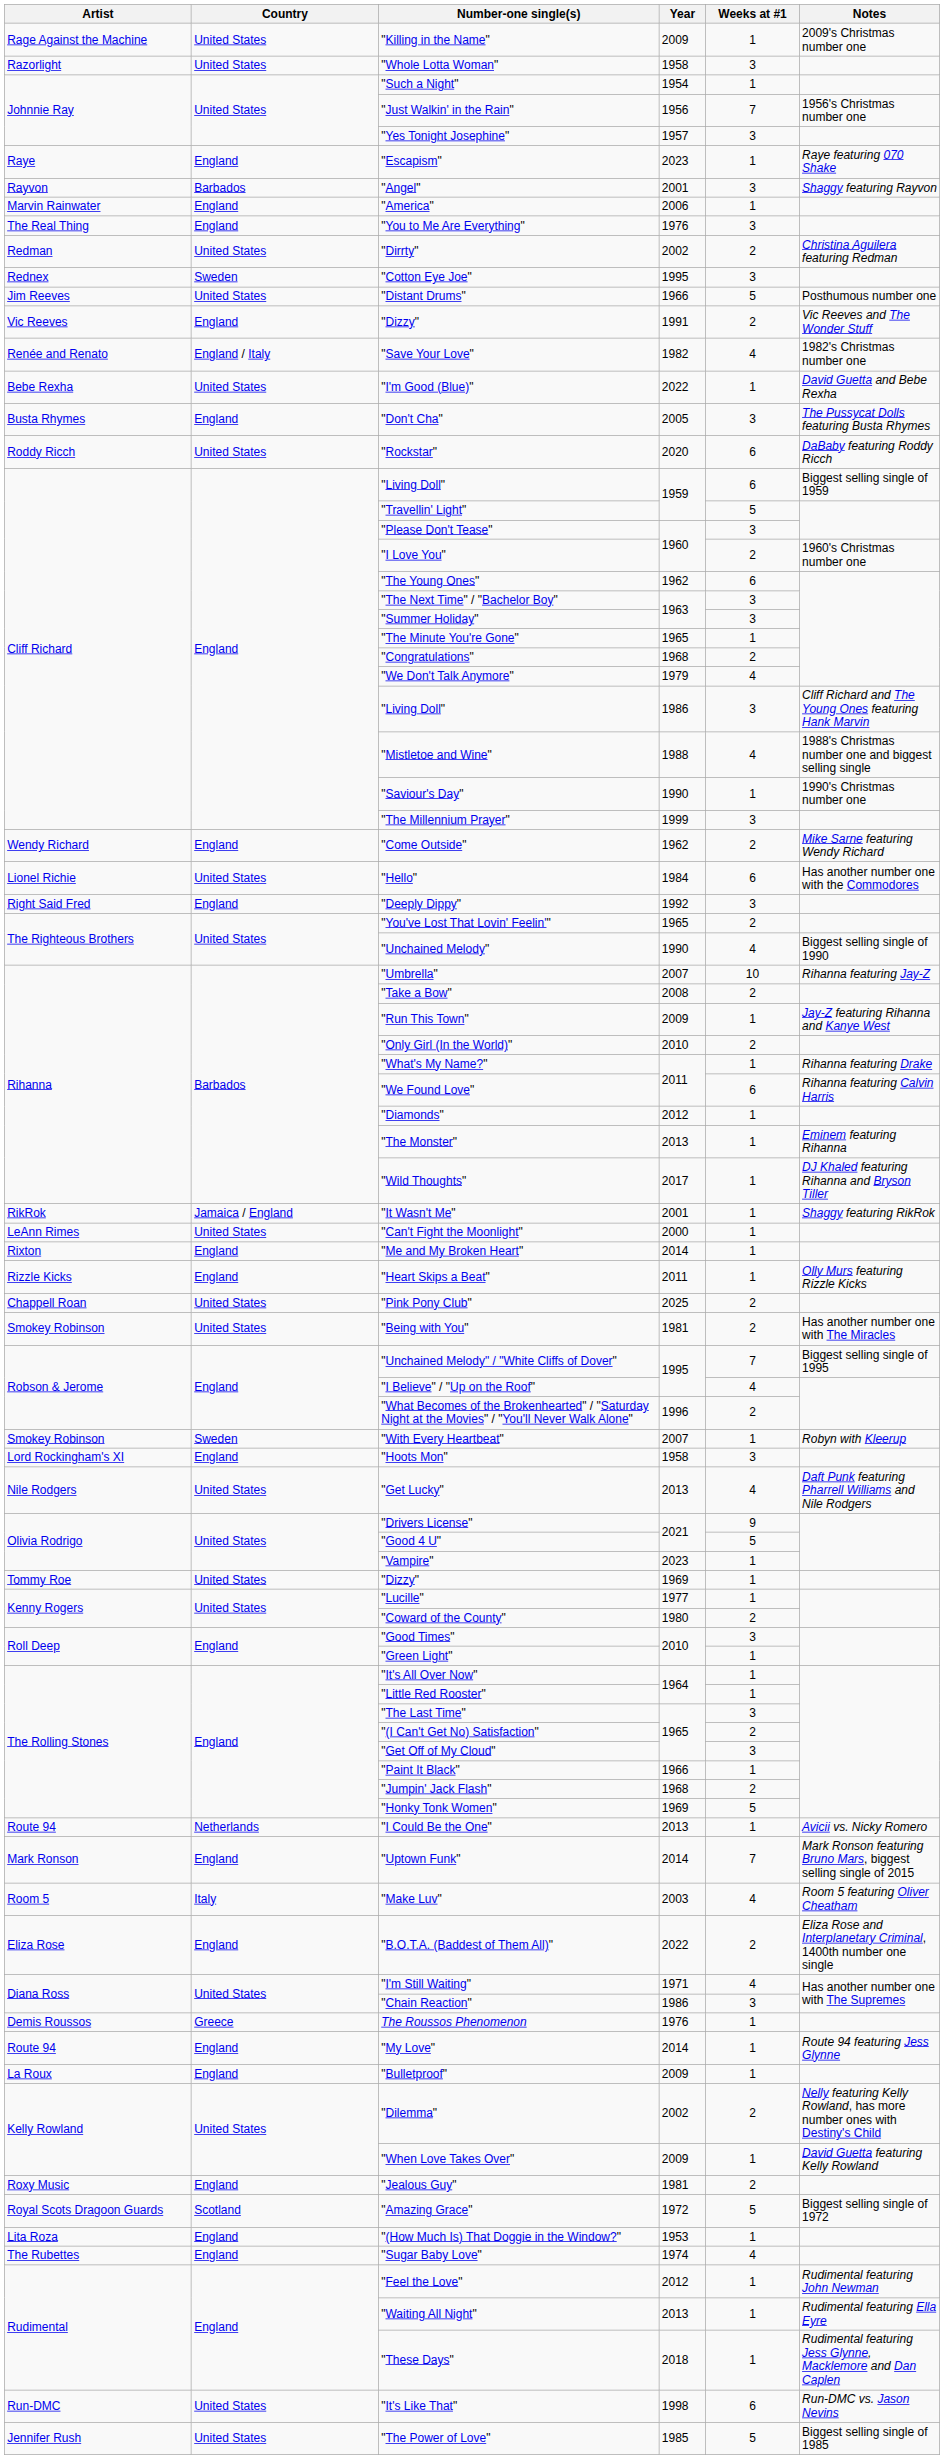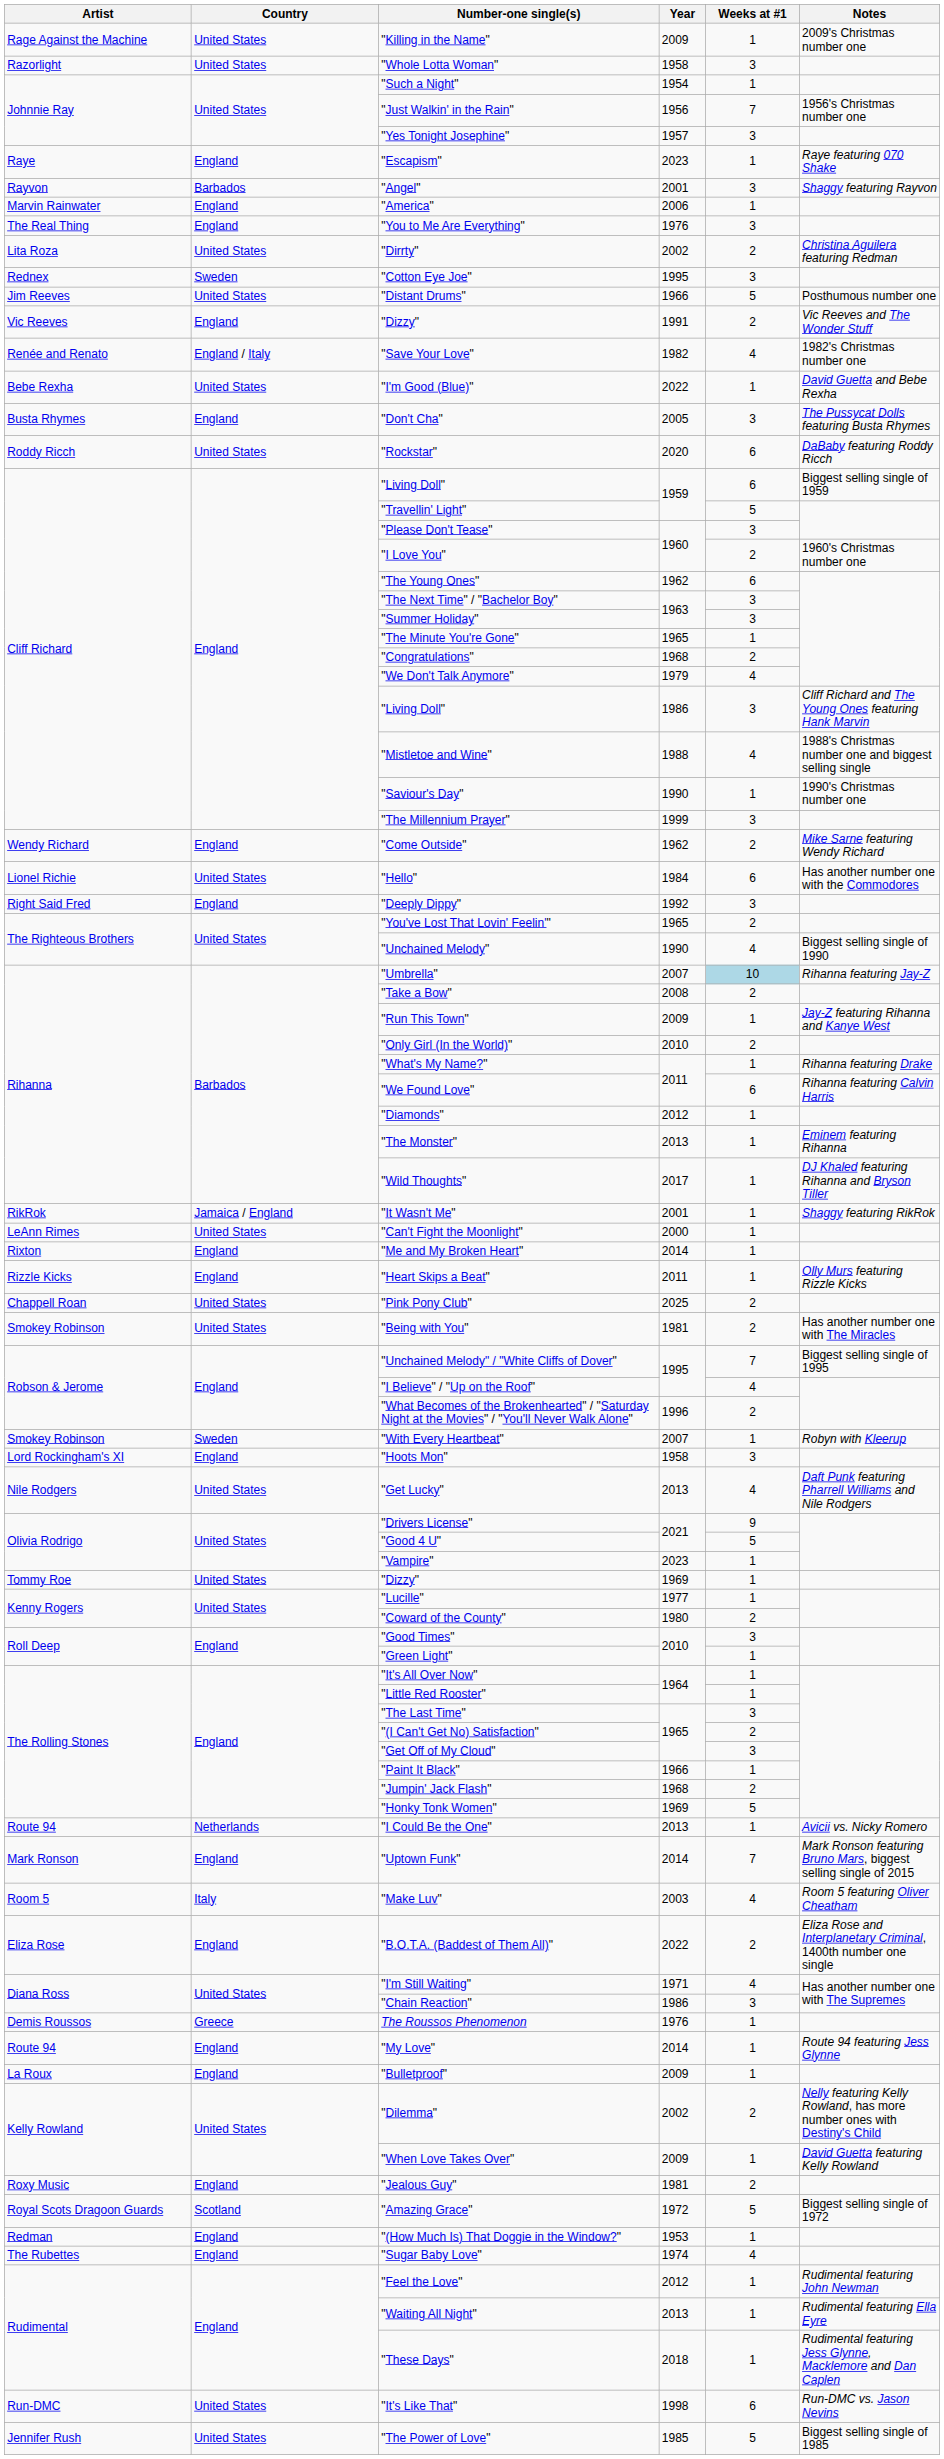(30, 251) Redman -> (32, 251) Lita Roza
(753, 974) no background -> (753, 974) lightblue background
(32, 2236) Lita Roza -> (30, 2236) Redman
